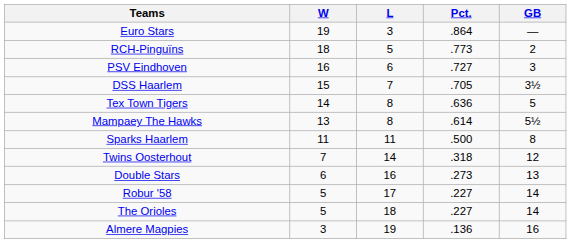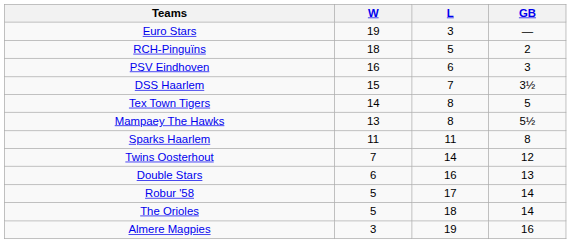- column: (461, 13)
